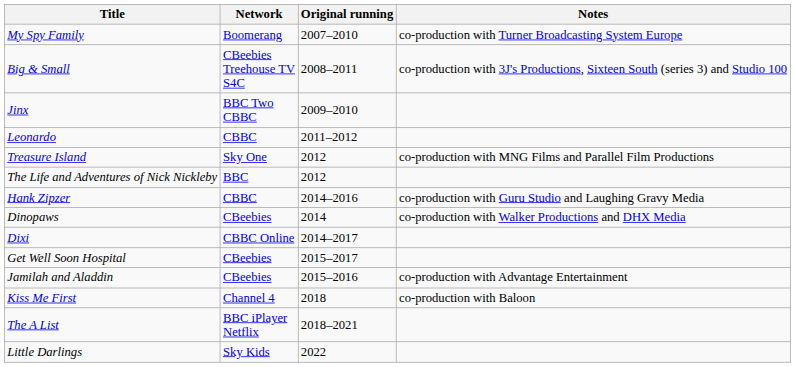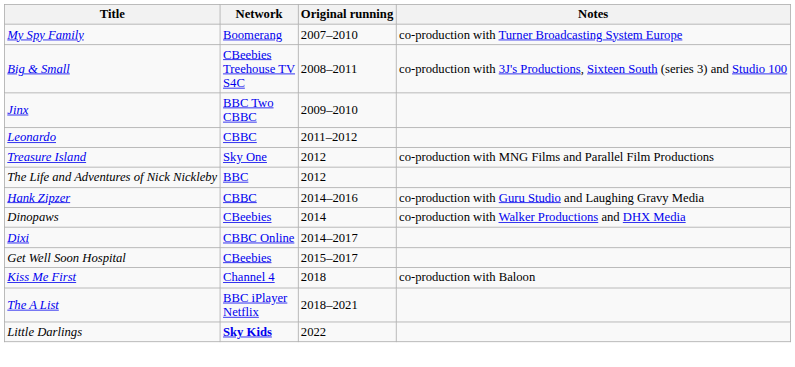- row: (60, 277)
(246, 352) normal -> (247, 332) bold
